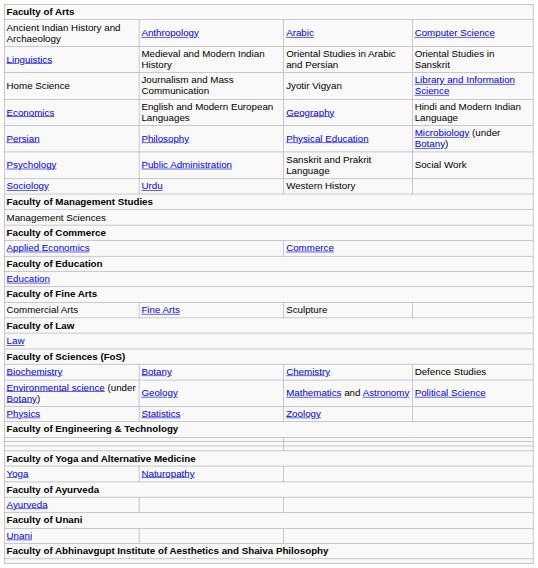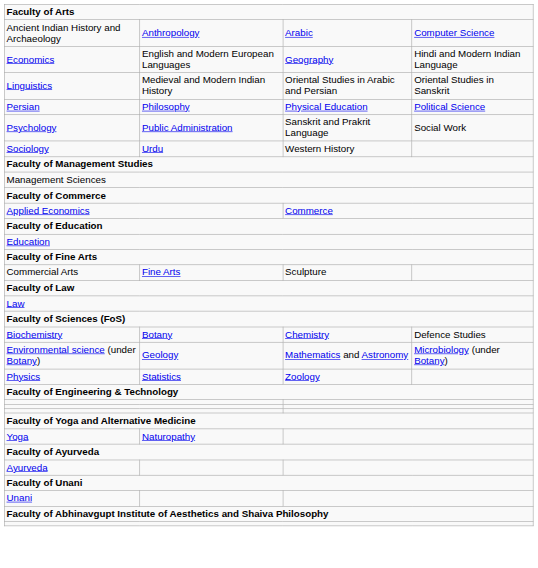rows swapped: (30, 112) <-> (29, 59)
- row: (38, 86)
(457, 139) Microbiology (under Botany) -> (450, 107) Political Science
(450, 393) Political Science -> (457, 355) Microbiology (under Botany)
